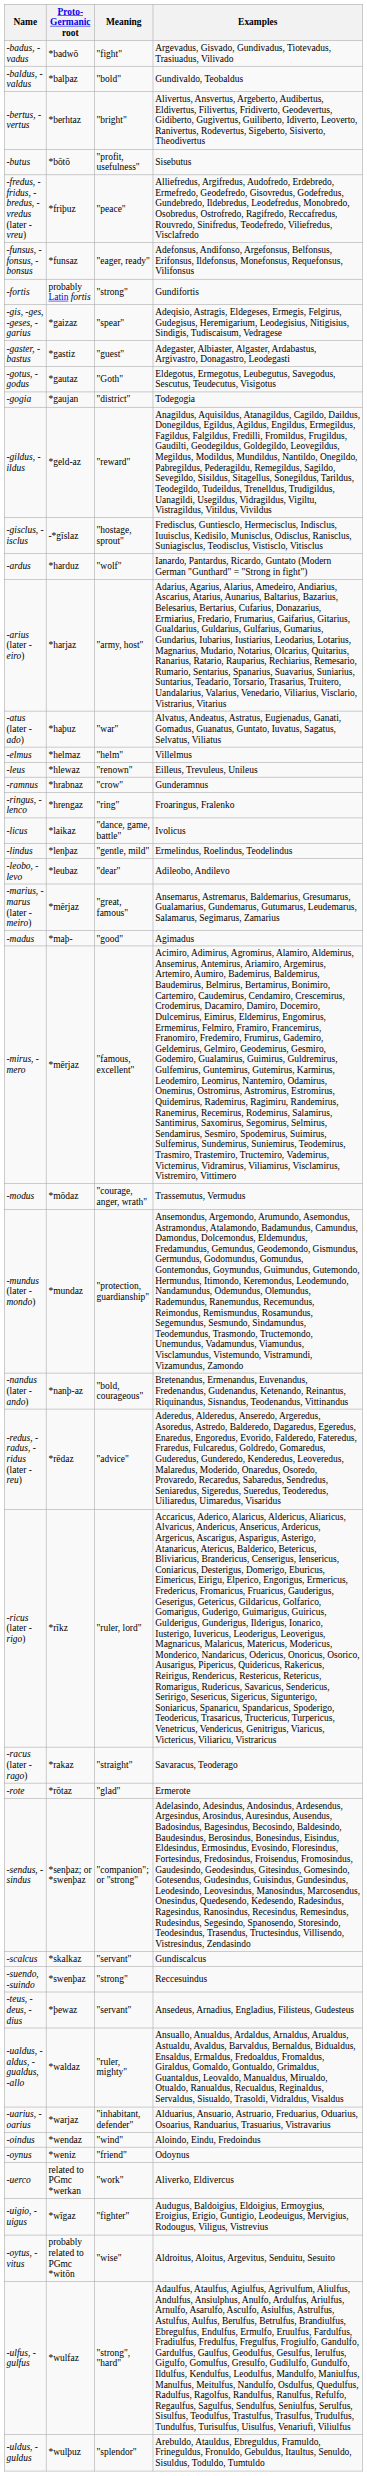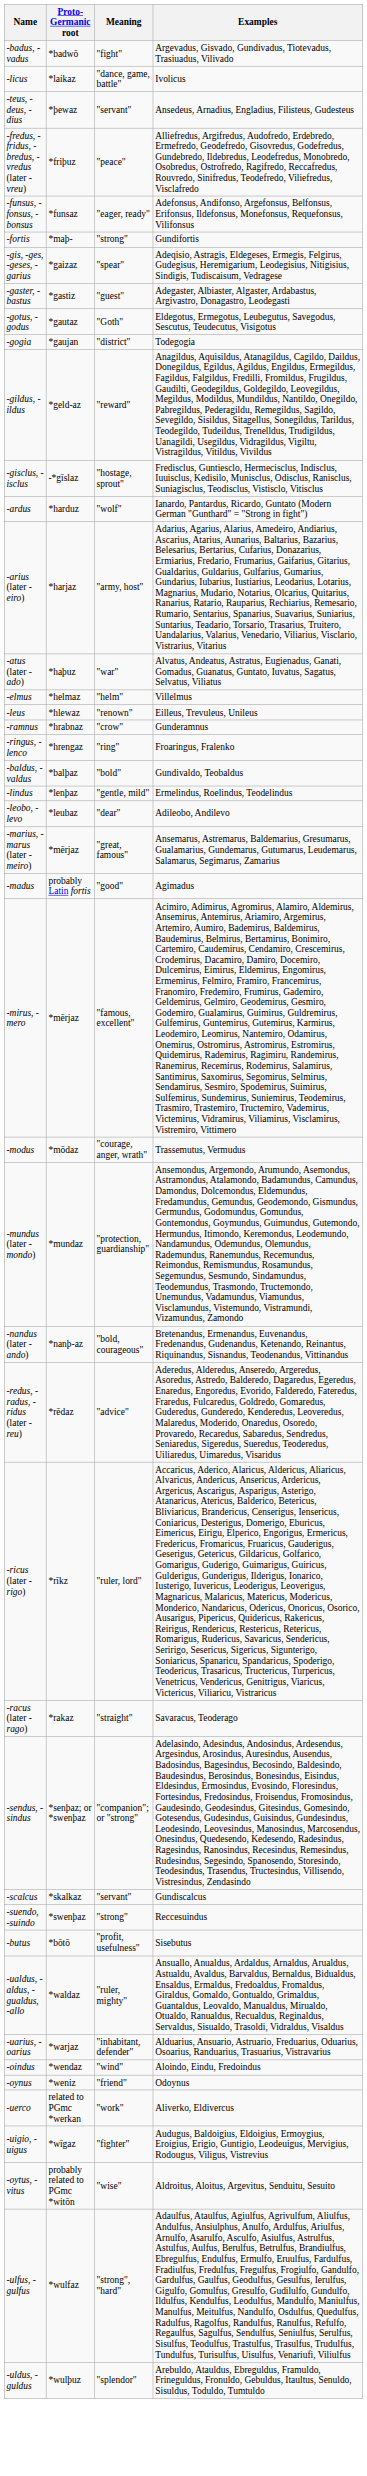rows swapped: (25, 79) <-> (17, 830)
- row: (24, 120)
rows swapped: (18, 162) <-> (20, 2010)
(70, 292) probably Latin fortis -> (61, 239) *maþ-
(61, 938) *maþ- -> (70, 886) probably Latin fortis
- row: (15, 1791)
